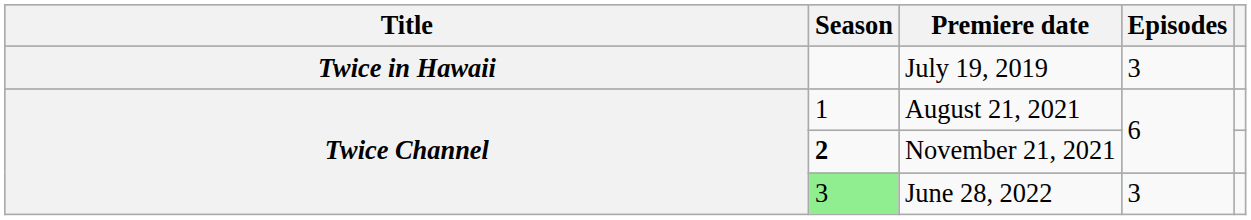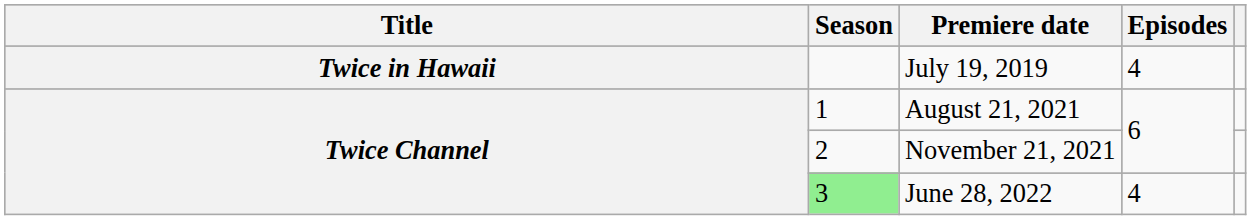(1134, 67) 3 -> (1134, 67) 4
(822, 151) bold -> (822, 151) normal
(1134, 192) 3 -> (1134, 192) 4
